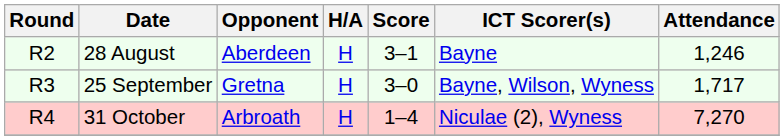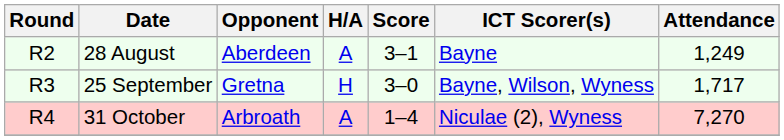(346, 53) H -> (346, 53) A
(719, 53) 1,246 -> (719, 53) 1,249
(346, 118) H -> (346, 118) A
